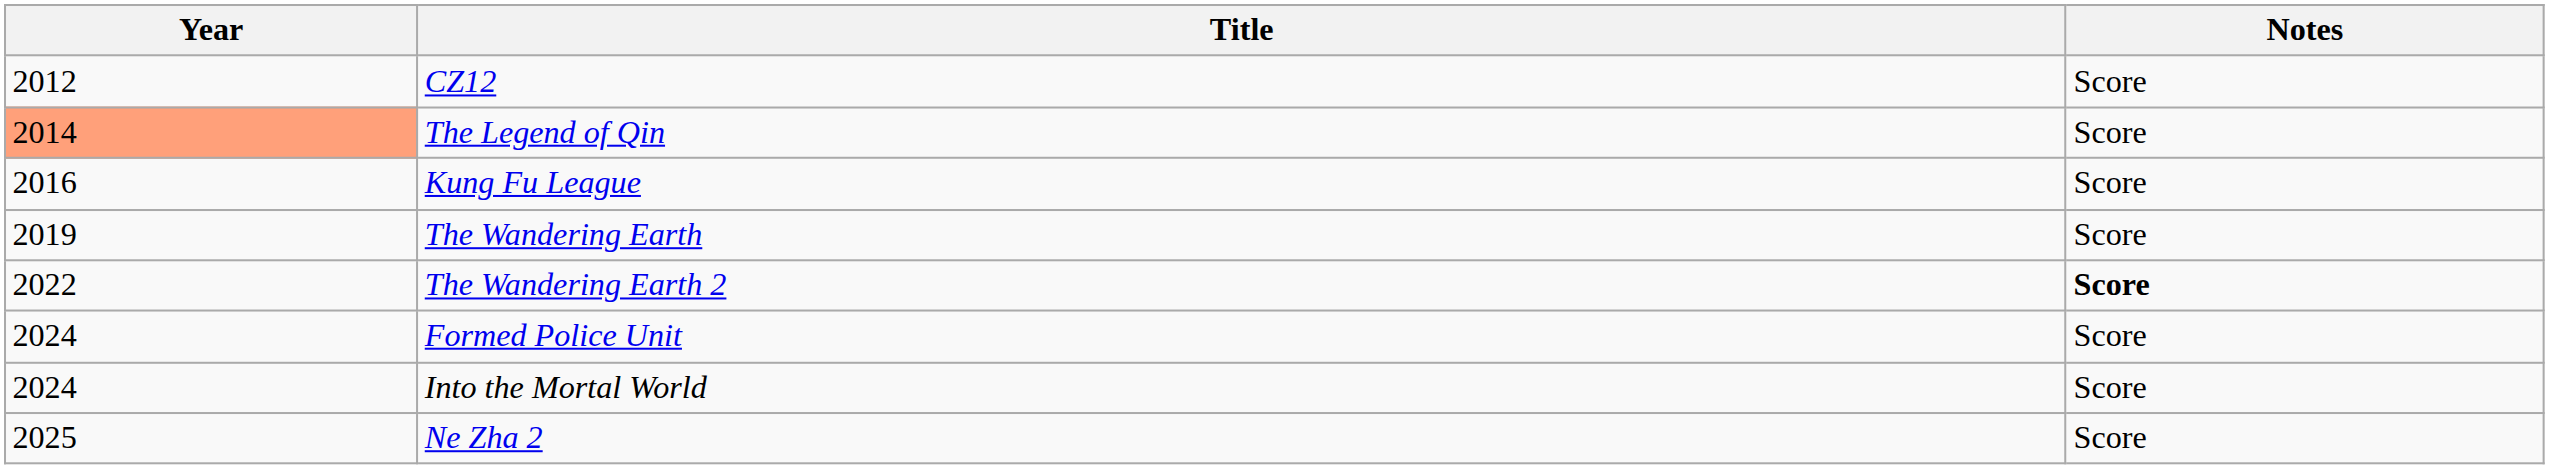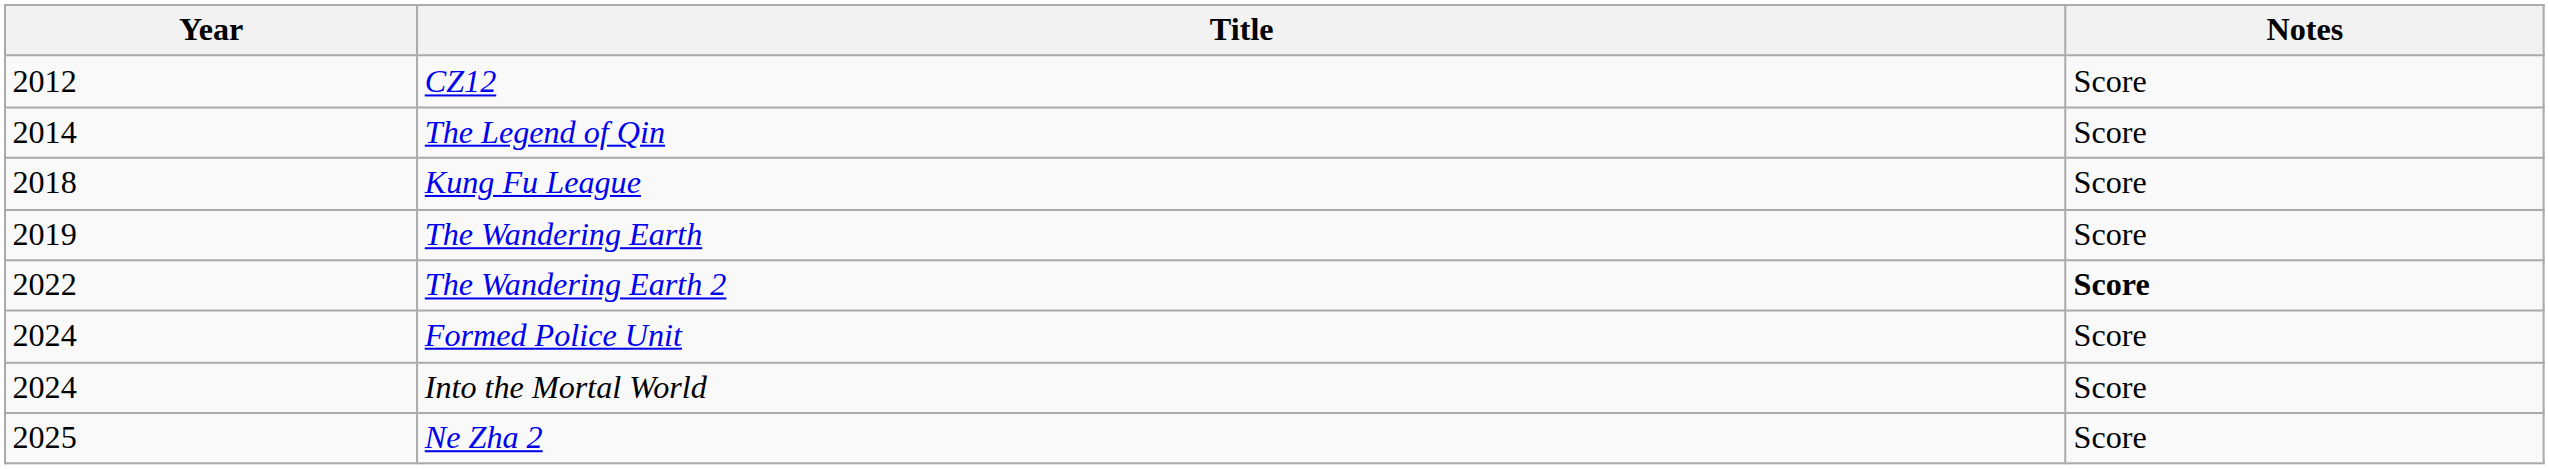(45, 132) lightsalmon background -> (45, 132) no background
(45, 183) 2016 -> (45, 183) 2018
